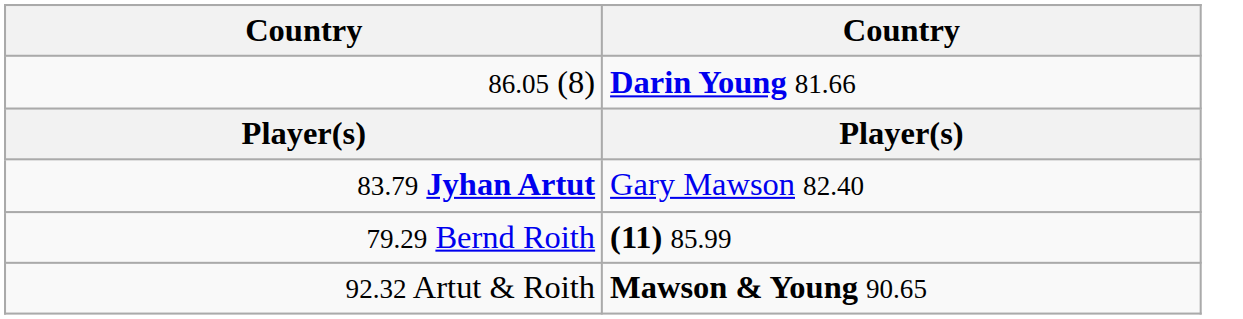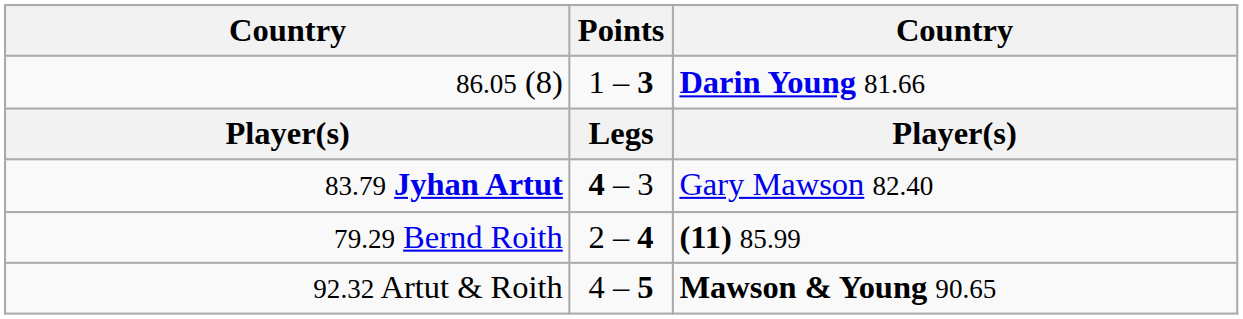+ column: (621, 30)
